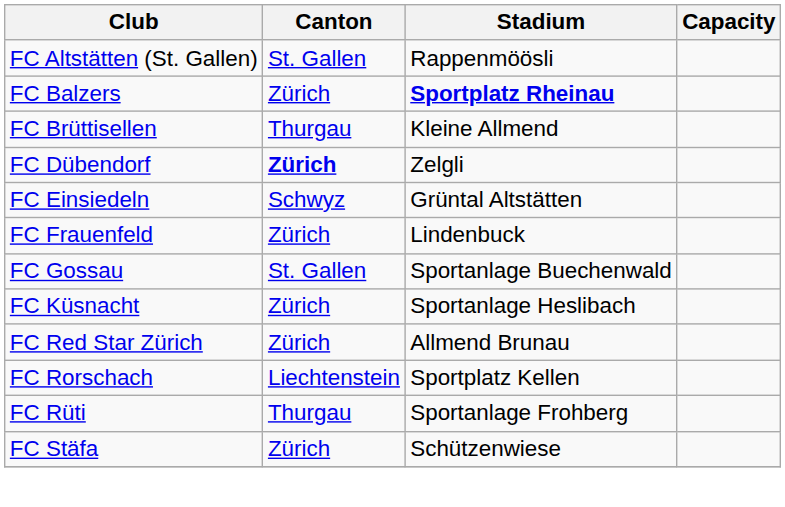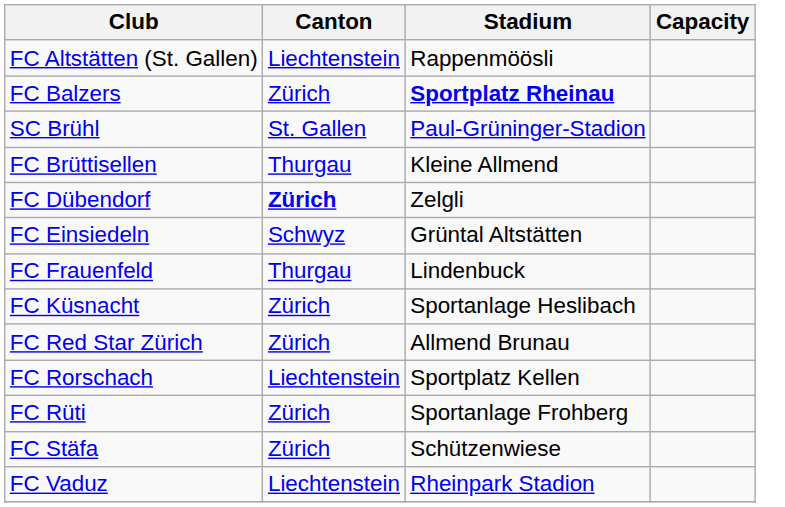(317, 57) St. Gallen -> (334, 57) Liechtenstein
+ row: (55, 128)
(299, 235) Zürich -> (310, 270) Thurgau
- row: (67, 270)
(310, 413) Thurgau -> (299, 413) Zürich
+ row: (59, 484)
